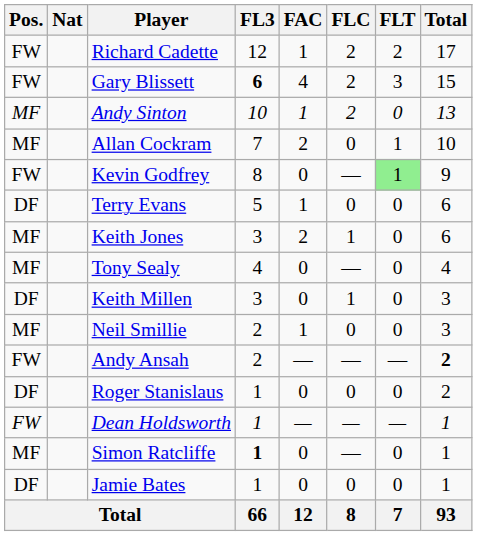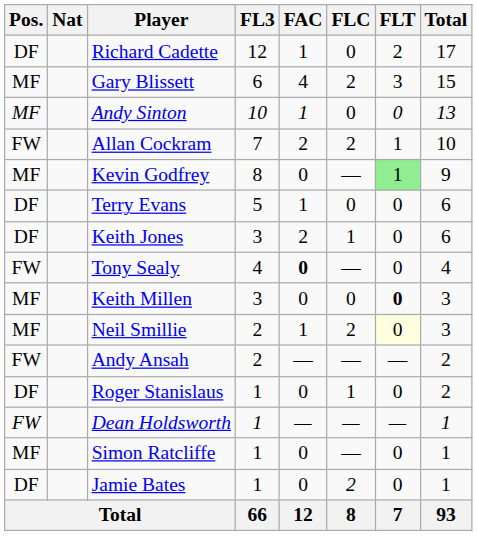(26, 50) FW -> (26, 50) DF
(351, 50) 2 -> (351, 50) 0
(26, 81) FW -> (26, 81) MF
(257, 81) bold -> (257, 81) normal
(351, 112) 2 -> (351, 112) 0
(26, 143) MF -> (26, 143) FW
(351, 143) 0 -> (351, 143) 2
(26, 174) FW -> (26, 174) MF
(26, 236) MF -> (26, 236) DF
(26, 267) MF -> (26, 267) FW
(303, 267) normal -> (303, 267) bold
(26, 298) DF -> (26, 298) MF
(351, 298) 1 -> (351, 298) 0
(398, 298) normal -> (398, 298) bold
(351, 329) 0 -> (351, 329) 2
(398, 329) no background -> (398, 329) lightyellow background
(446, 360) bold -> (446, 360) normal
(351, 391) 0 -> (351, 391) 1
(257, 453) bold -> (257, 453) normal
(351, 484) 0 -> (351, 484) 2
